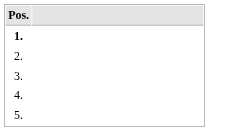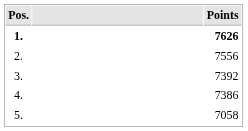+ column: (223, 15)
